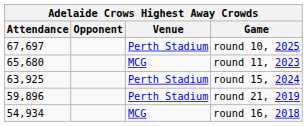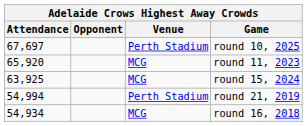(25, 63) 65,680 -> (25, 63) 65,920
(168, 80) Perth Stadium -> (137, 80) MCG
(25, 96) 59,896 -> (25, 96) 54,994
